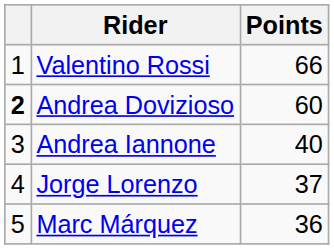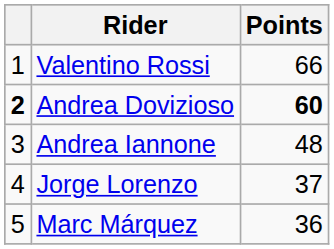(309, 105) normal -> (309, 105) bold
(309, 145) 40 -> (309, 145) 48
